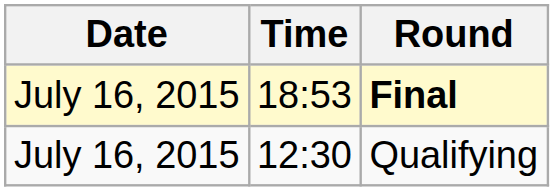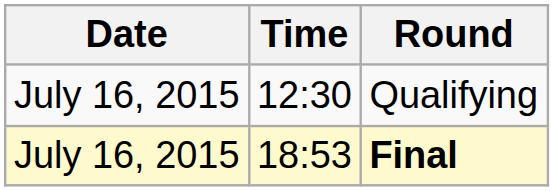rows swapped: (454, 154) <-> (414, 94)
